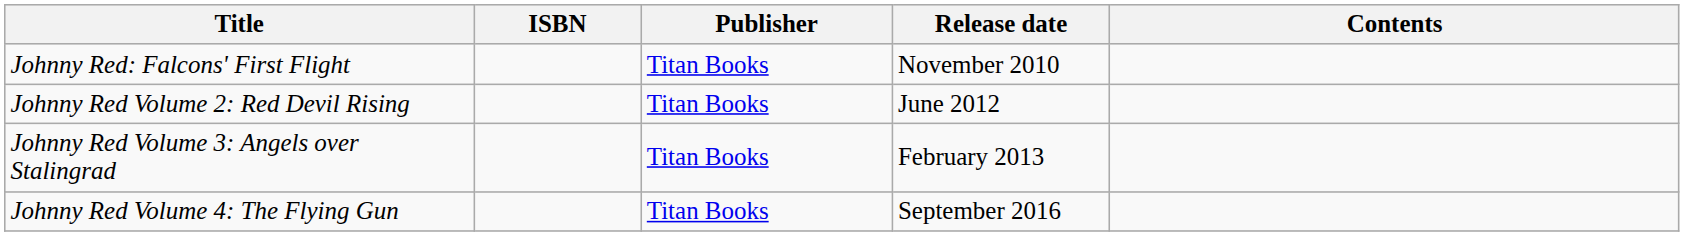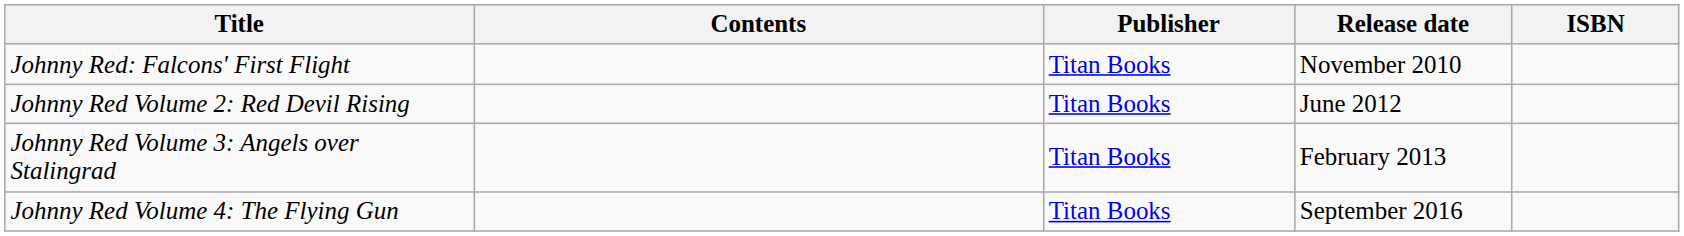columns swapped: (557, 24) <-> (1395, 24)
